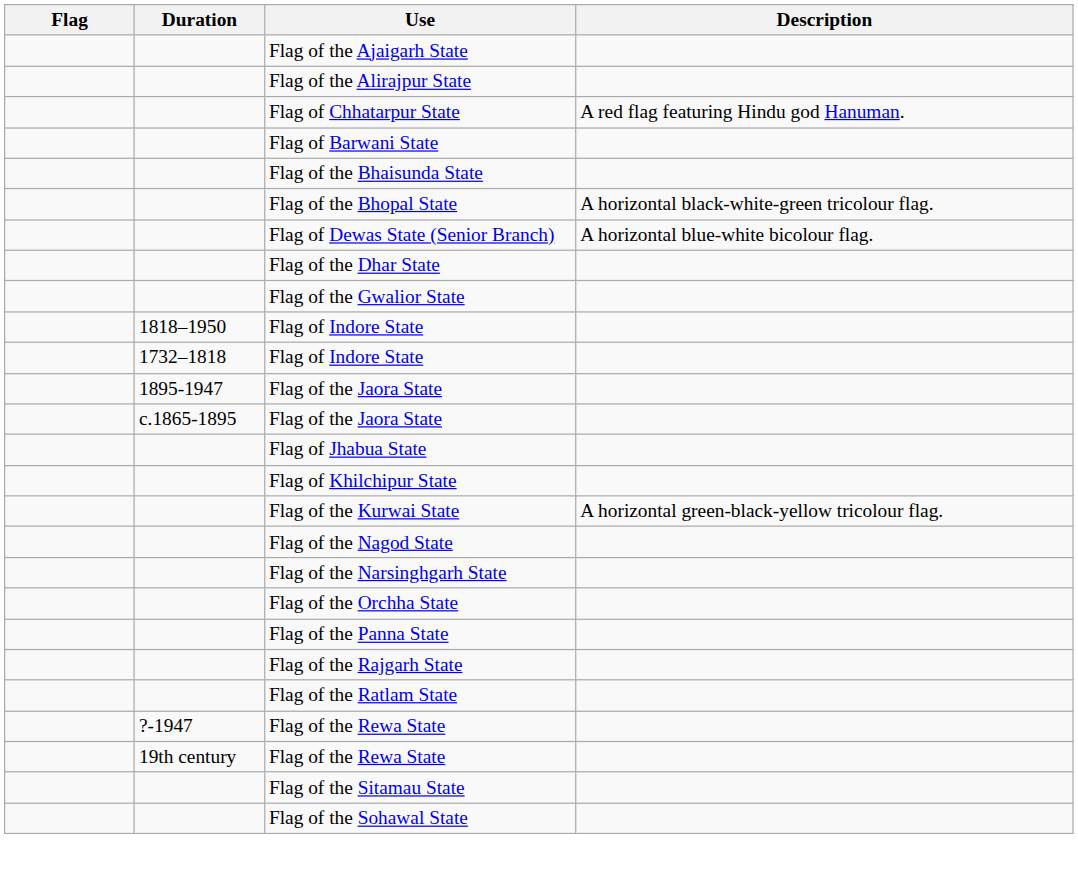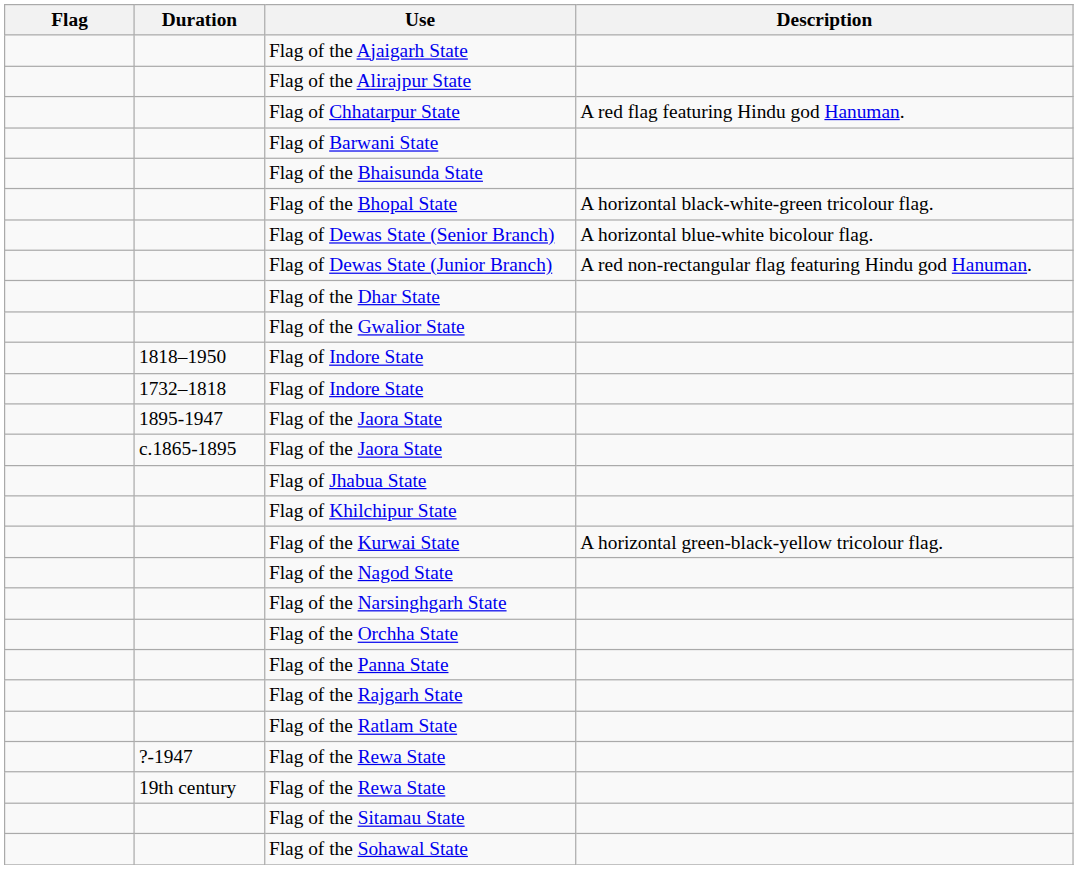+ row: (199, 266)
